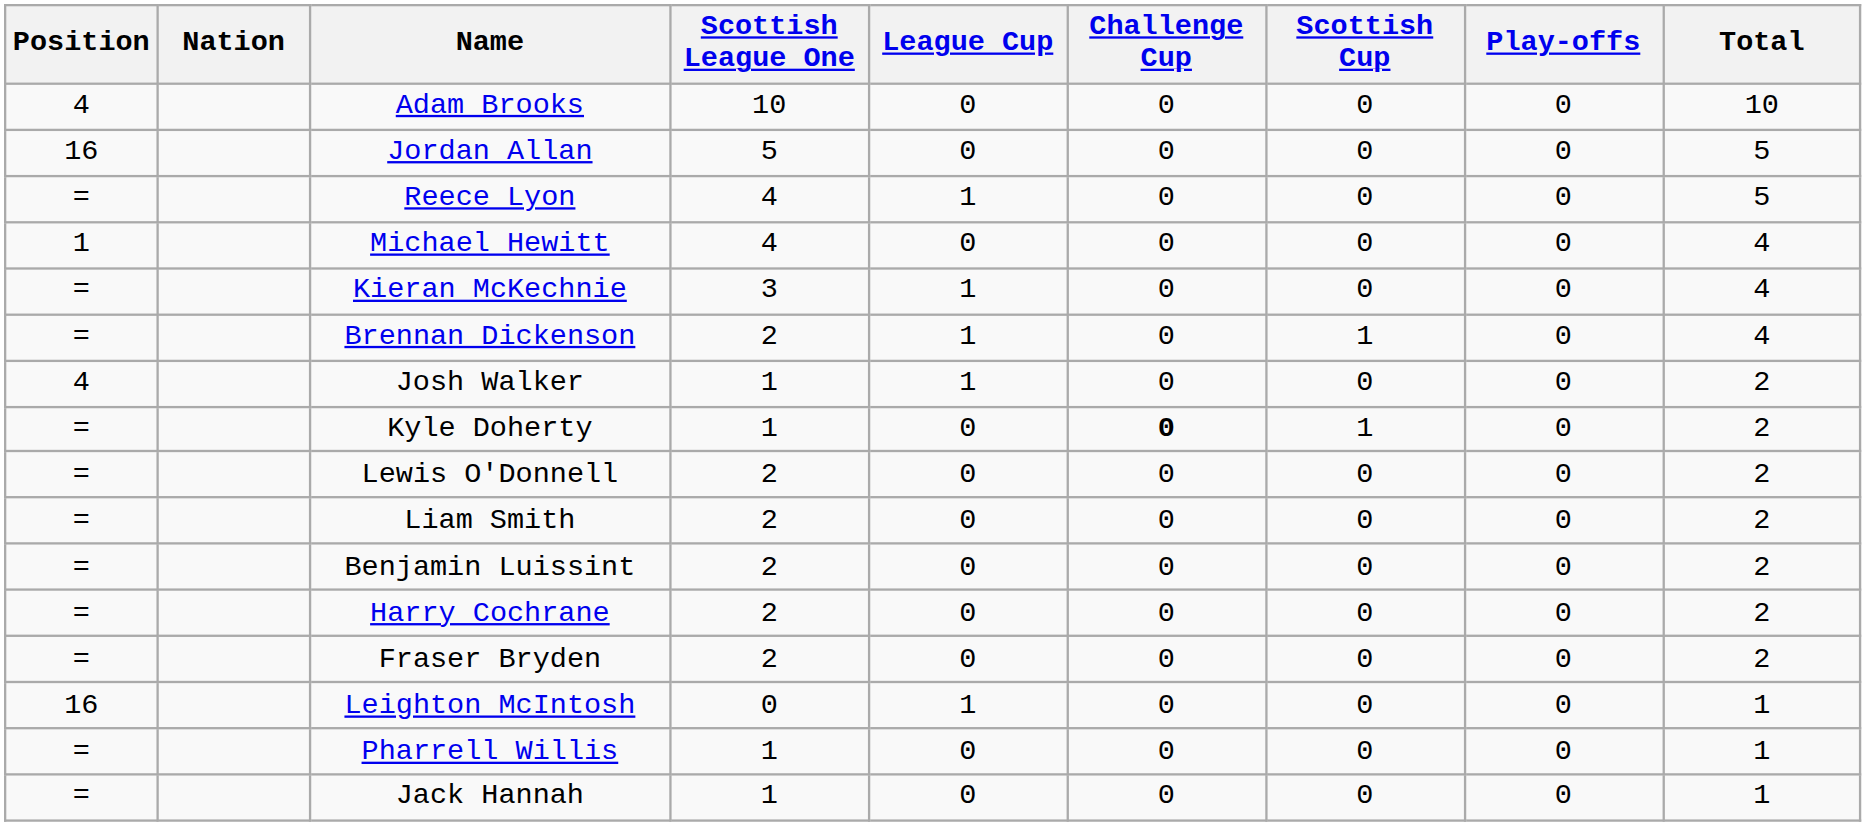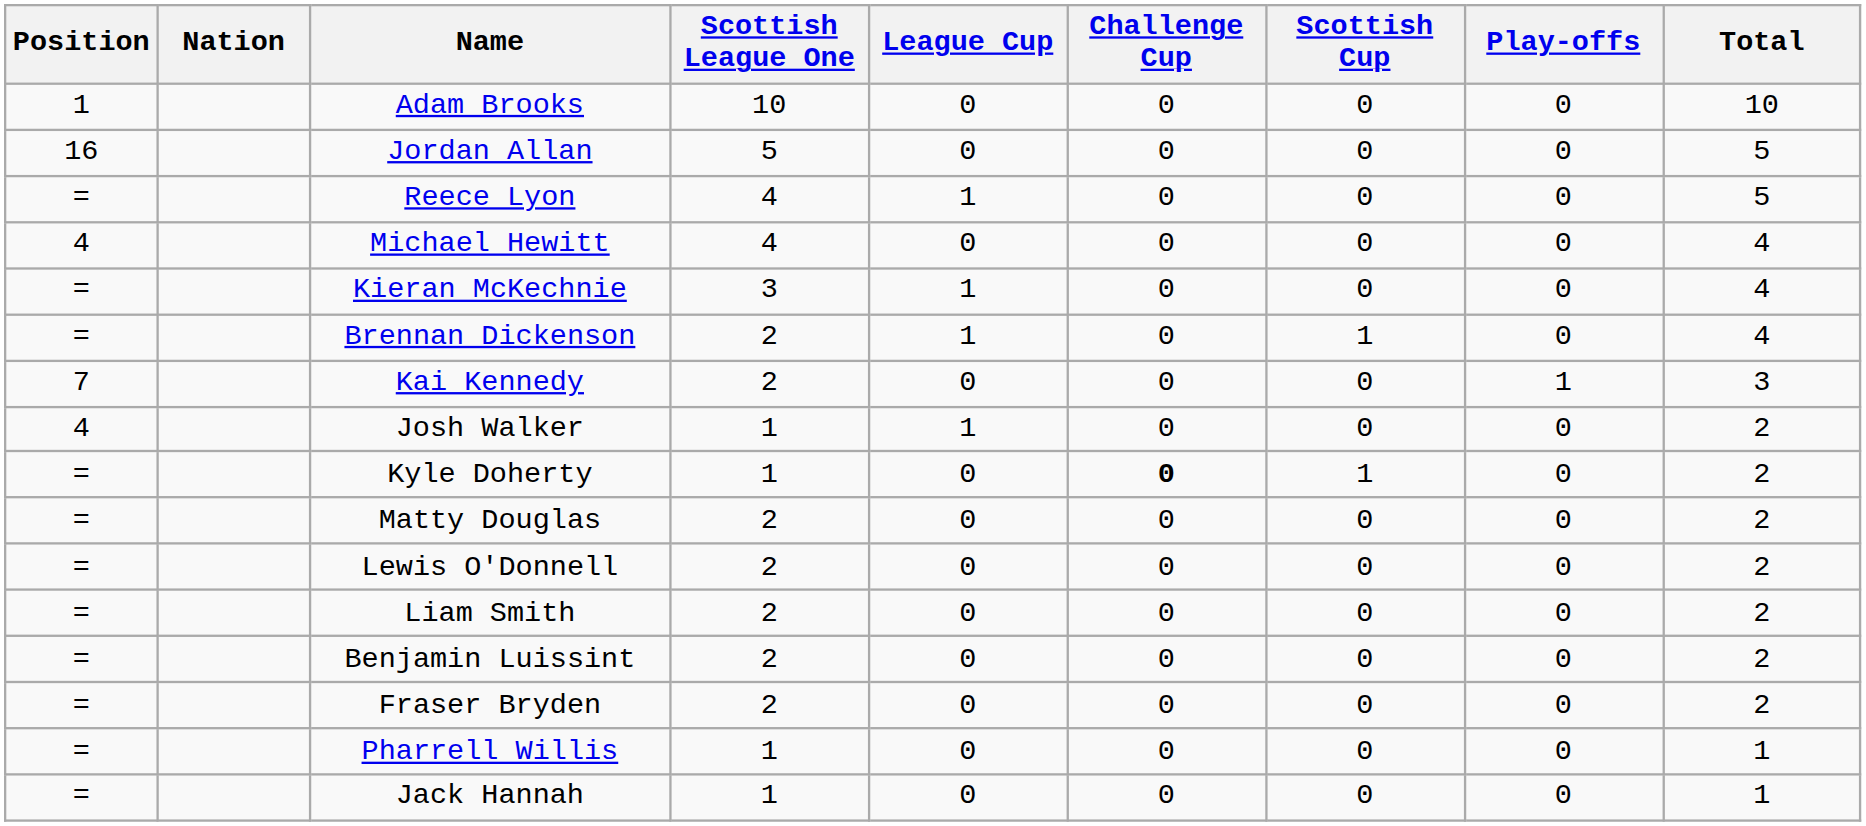(81, 107) 4 -> (81, 107) 1
(81, 245) 1 -> (81, 245) 4
+ row: (490, 383)
+ row: (490, 521)
- row: (490, 614)
- row: (490, 706)
